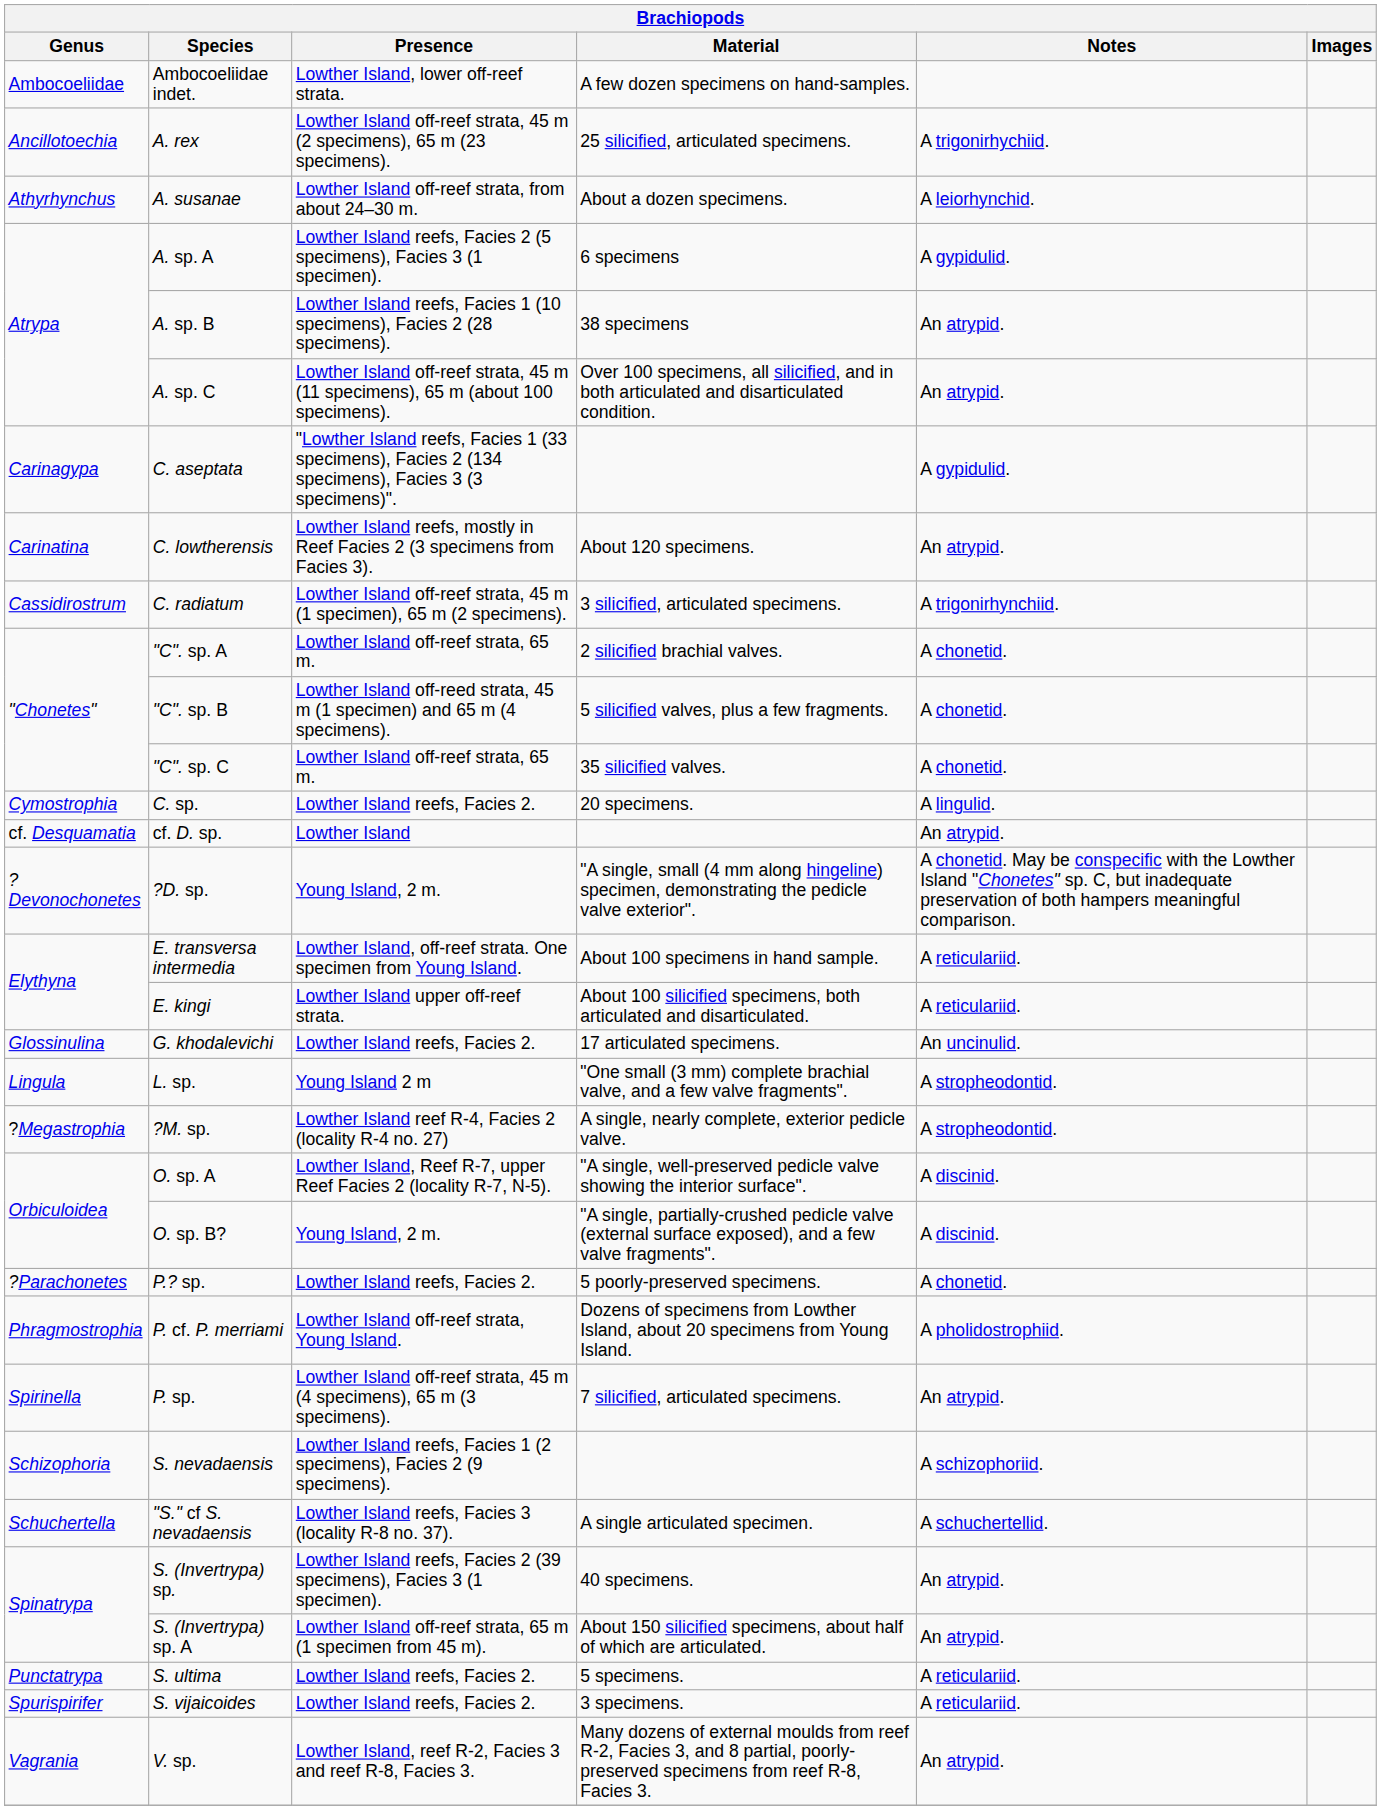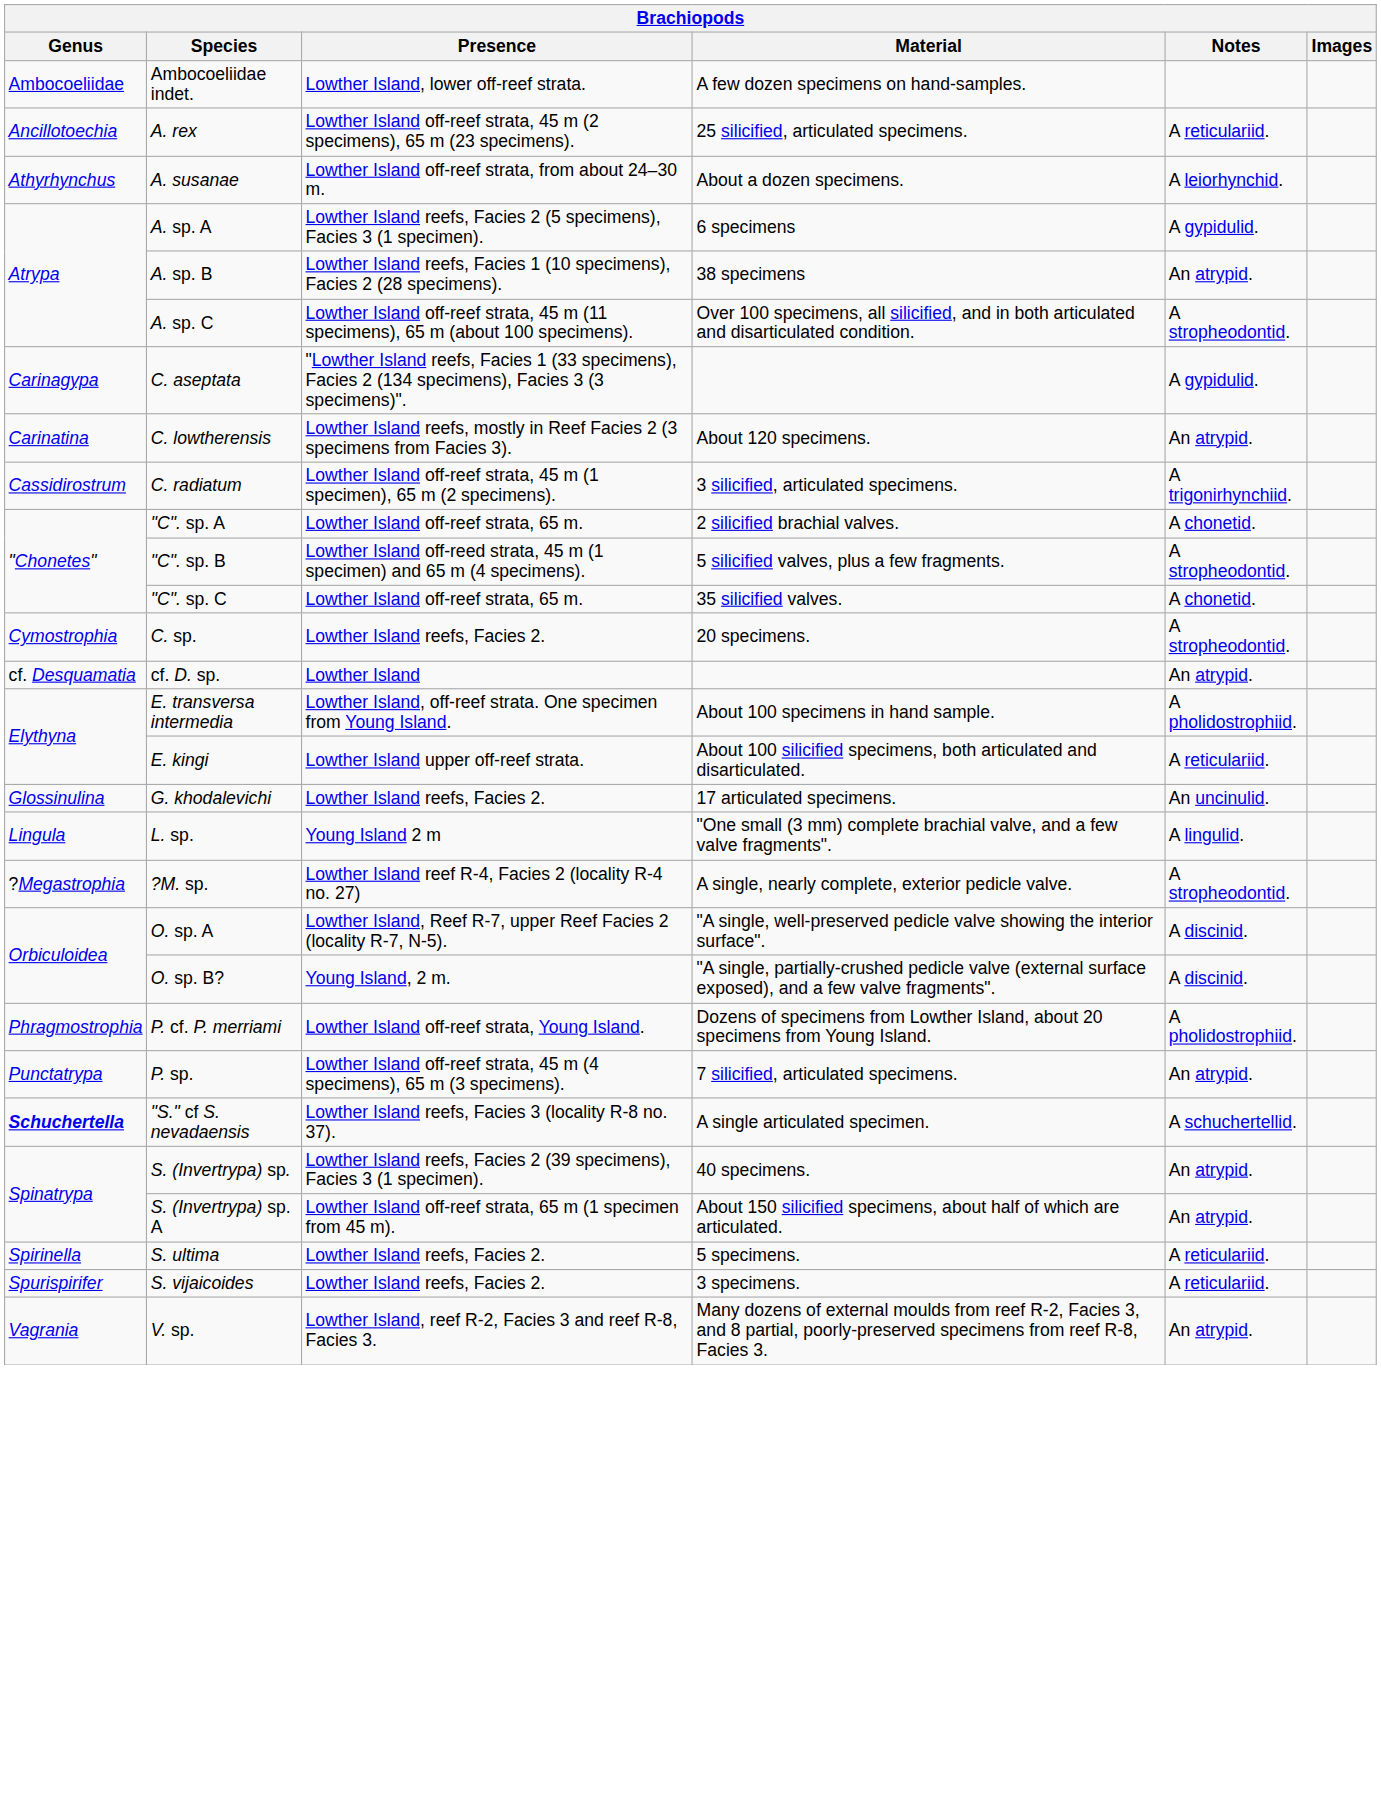(985, 141) A trigonirhychiid. -> (1219, 131) A reticulariid.
(962, 392) An atrypid. -> (1229, 322) A stropheodontid.
(964, 709) A chonetid. -> (1229, 561) A stropheodontid.
(958, 805) A lingulid. -> (1229, 636) A stropheodontid.
- row: (181, 890)
(971, 958) A reticulariid. -> (1233, 712) A pholidostrophiid.
(989, 1081) A stropheodontid. -> (1206, 835) A lingulid.
- row: (179, 1282)
(45, 1397) Spirinella -> (56, 1074) Punctatrypa
- row: (213, 1465)
(62, 1522) normal -> (66, 1122) bold
(56, 1675) Punctatrypa -> (45, 1255) Spirinella
